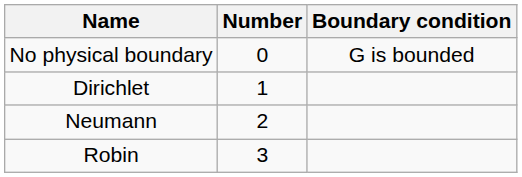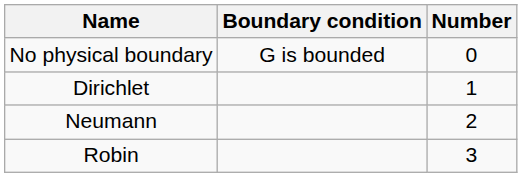columns swapped: (412, 21) <-> (262, 21)
